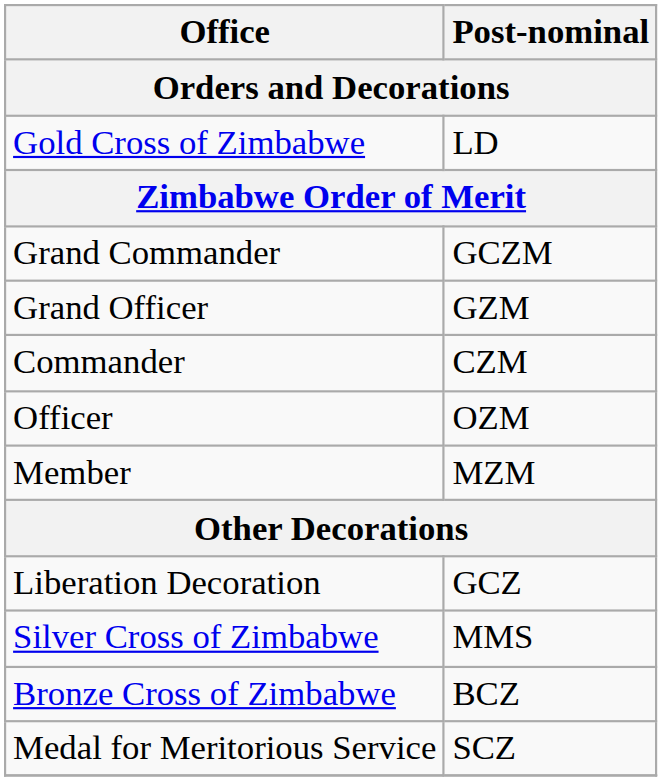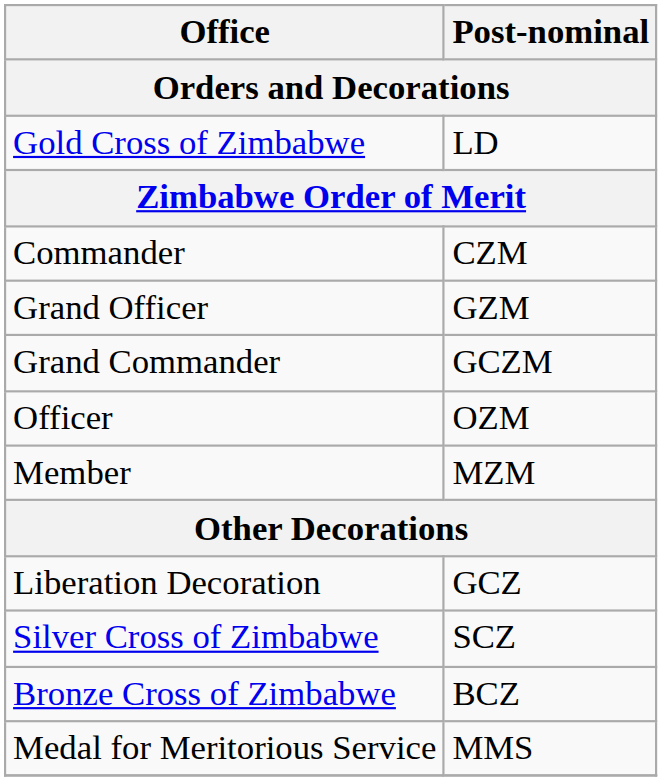rows swapped: (147, 252) <-> (99, 362)
(493, 637) MMS -> (484, 637) SCZ
(484, 747) SCZ -> (493, 747) MMS
